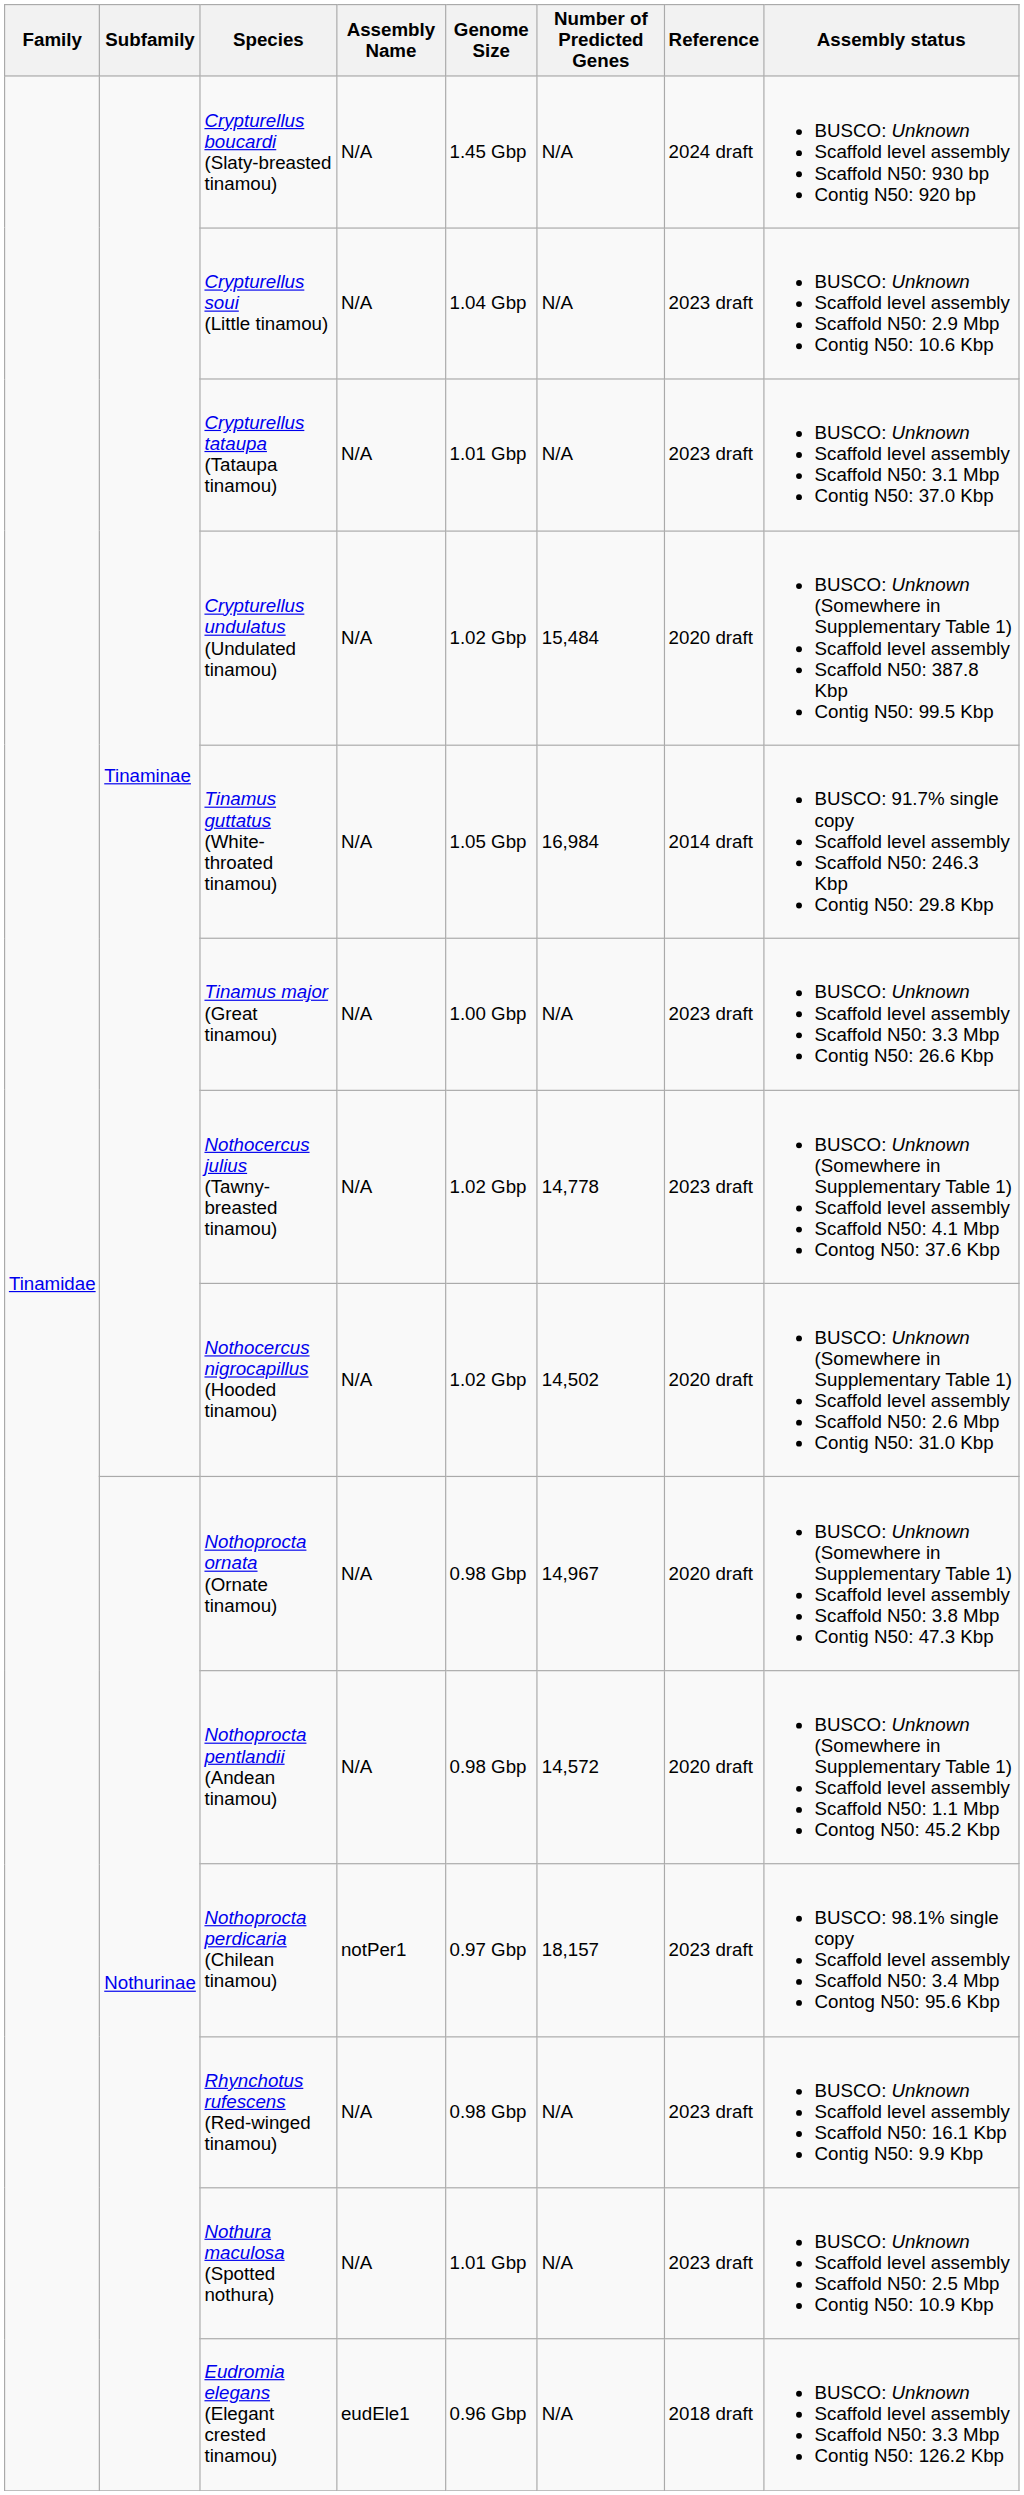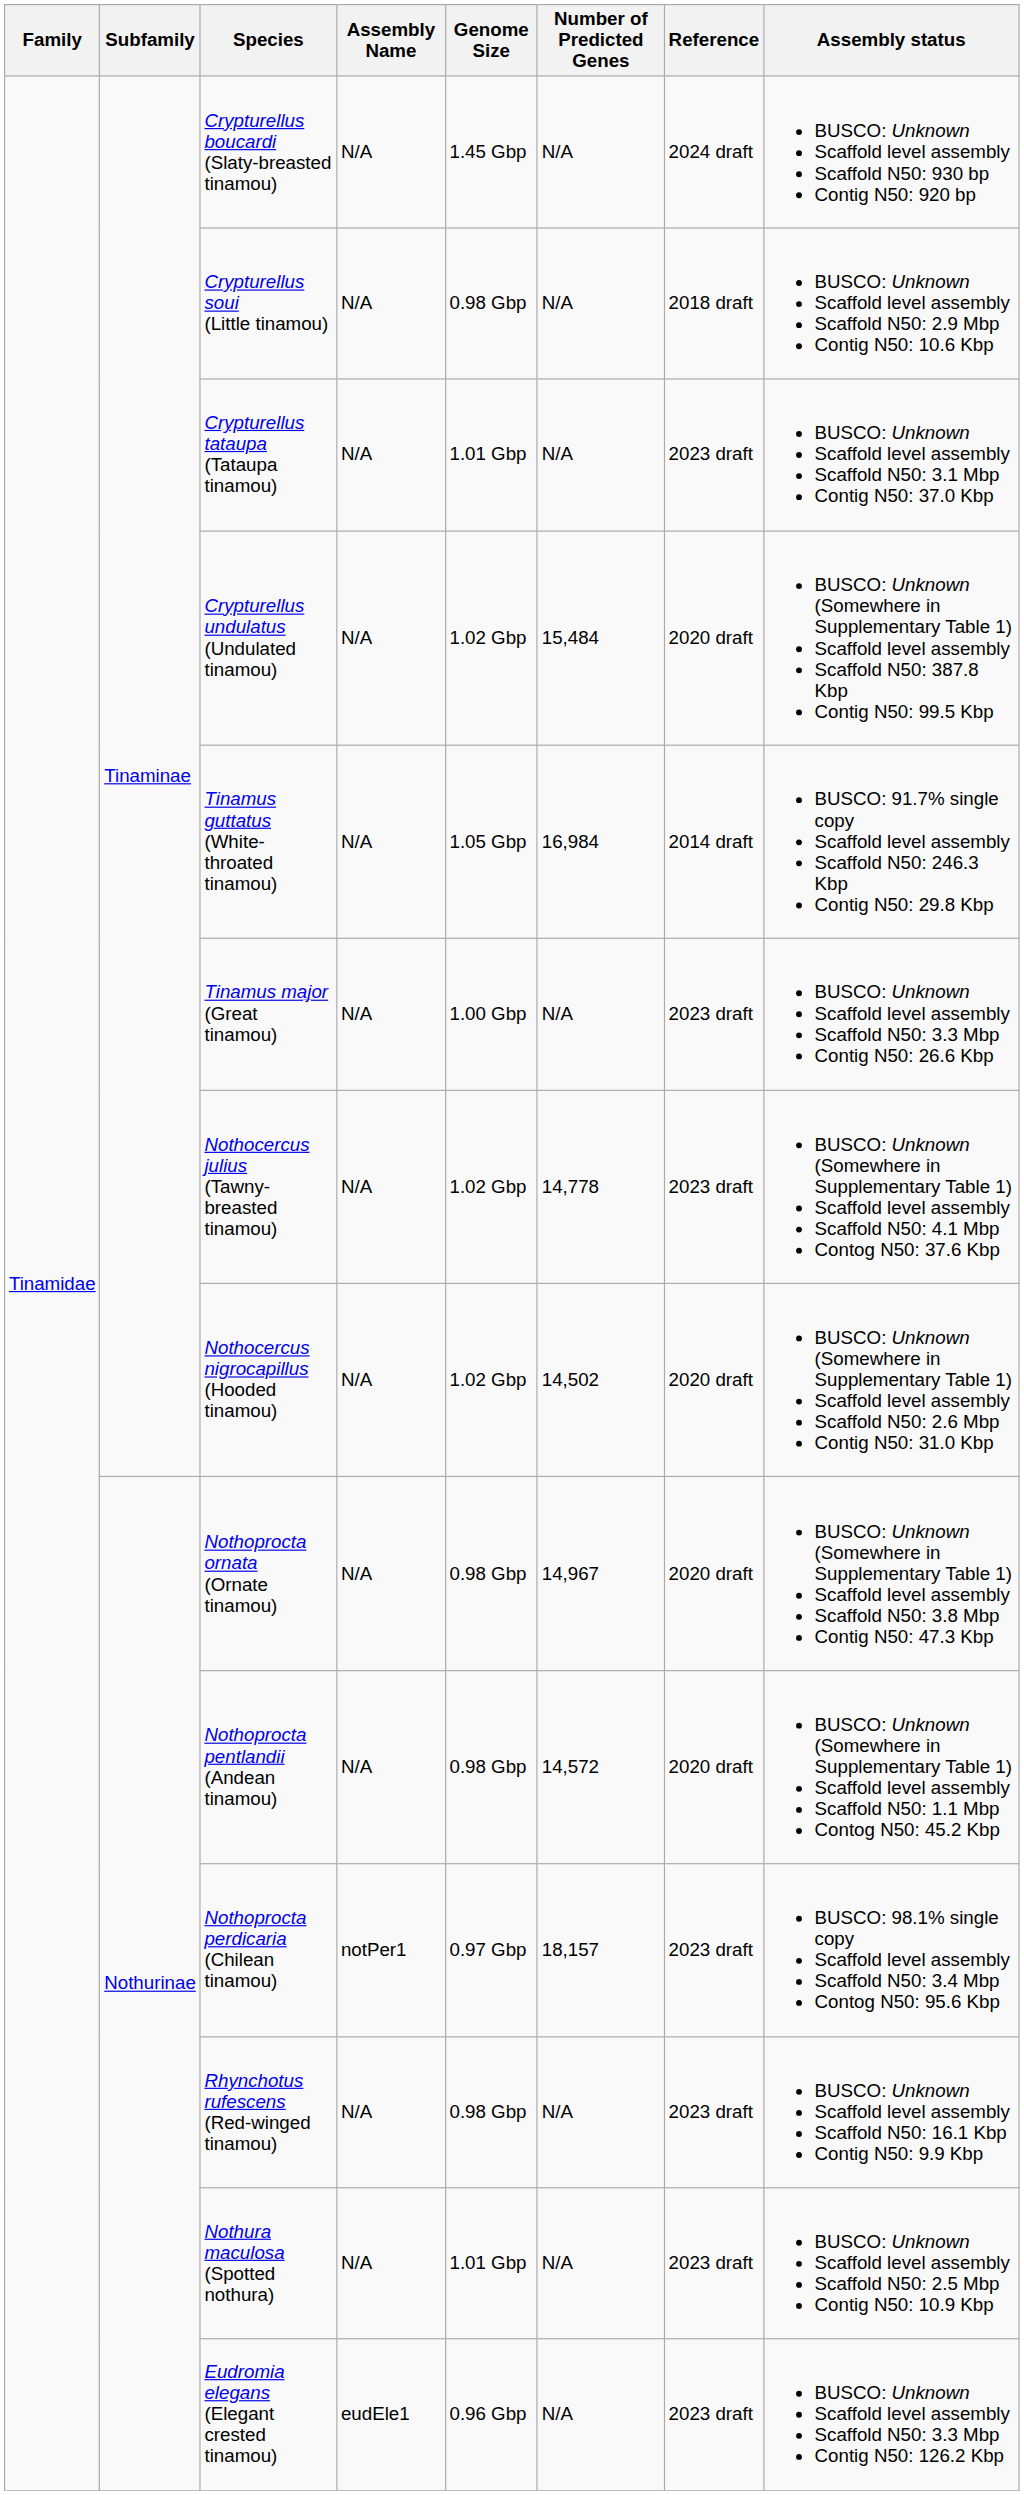(488, 303) 1.04 Gbp -> (488, 303) 0.98 Gbp
(711, 303) 2023 draft -> (711, 303) 2018 draft
(711, 2414) 2018 draft -> (711, 2414) 2023 draft
